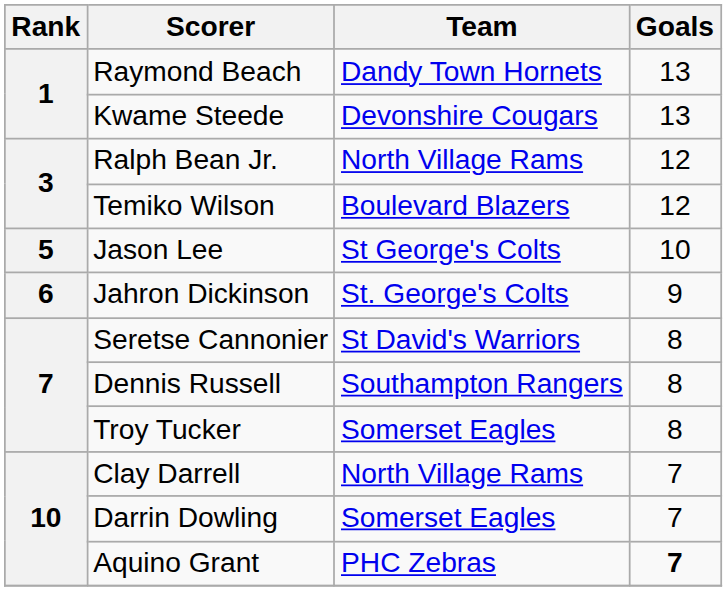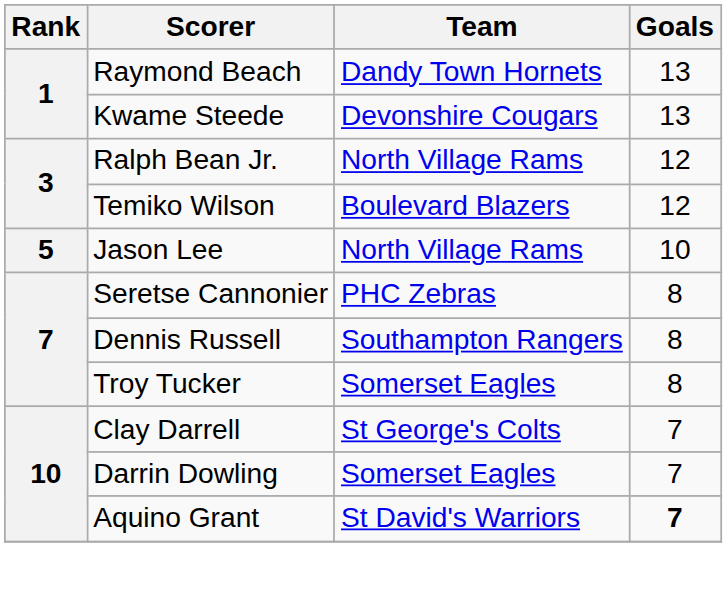(451, 250) St George's Colts -> (462, 250) North Village Rams
- row: (201, 294)
(461, 339) St David's Warriors -> (418, 294) PHC Zebras
(462, 473) North Village Rams -> (451, 428) St George's Colts
(418, 562) PHC Zebras -> (461, 518) St David's Warriors
